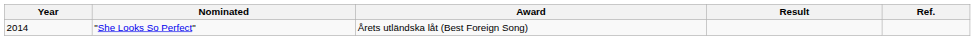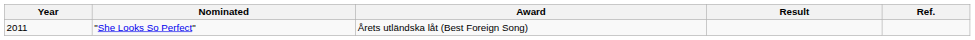(17, 27) 2014 -> (17, 27) 2011
